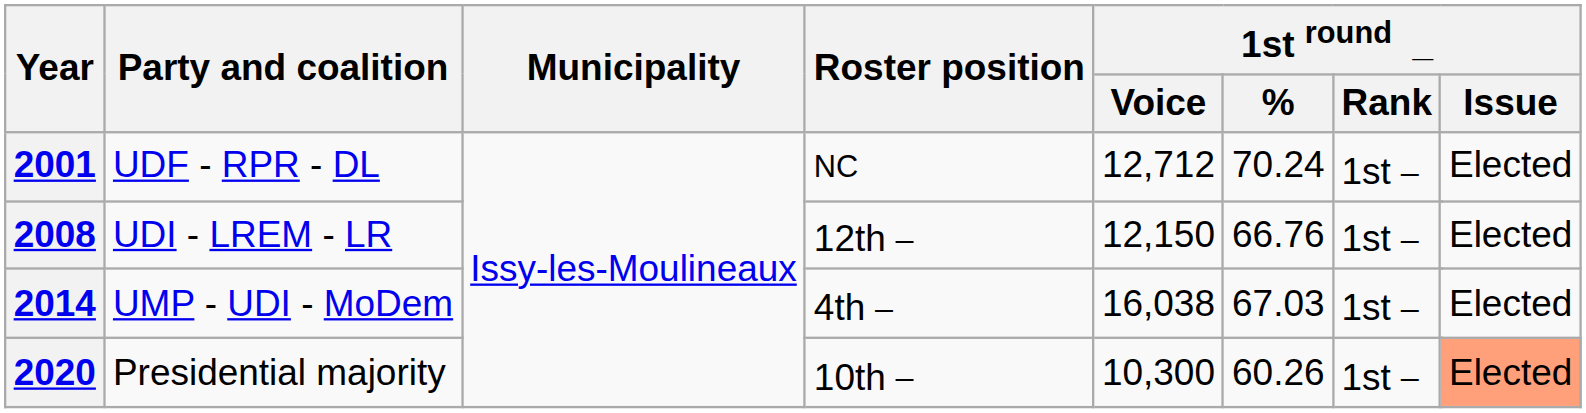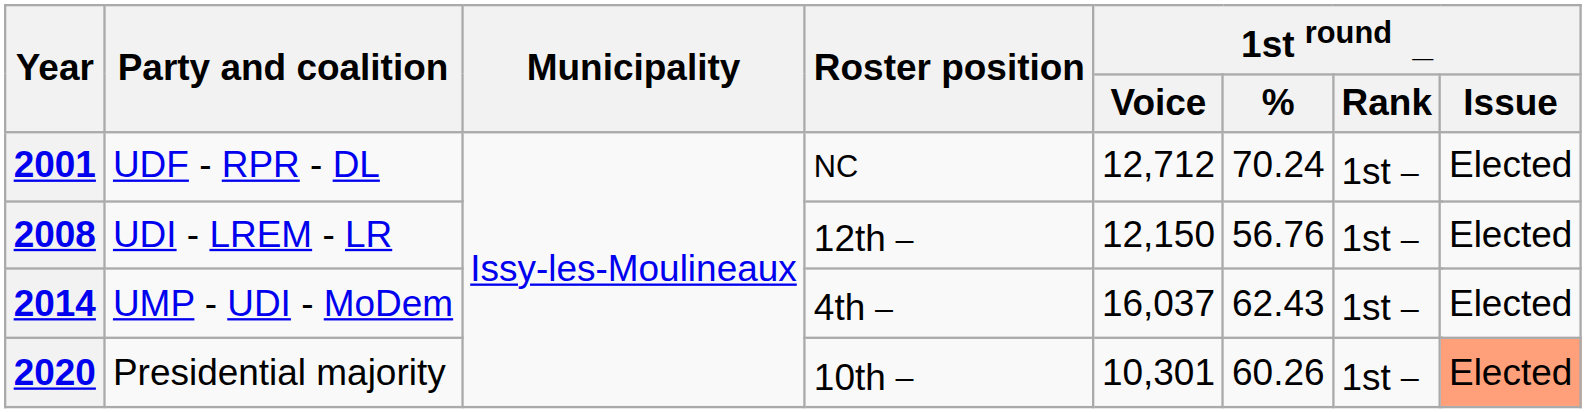(1278, 234) 66.76 -> (1278, 234) 56.76
(1158, 303) 16,038 -> (1158, 303) 16,037
(1278, 303) 67.03 -> (1278, 303) 62.43
(1158, 371) 10,300 -> (1158, 371) 10,301
